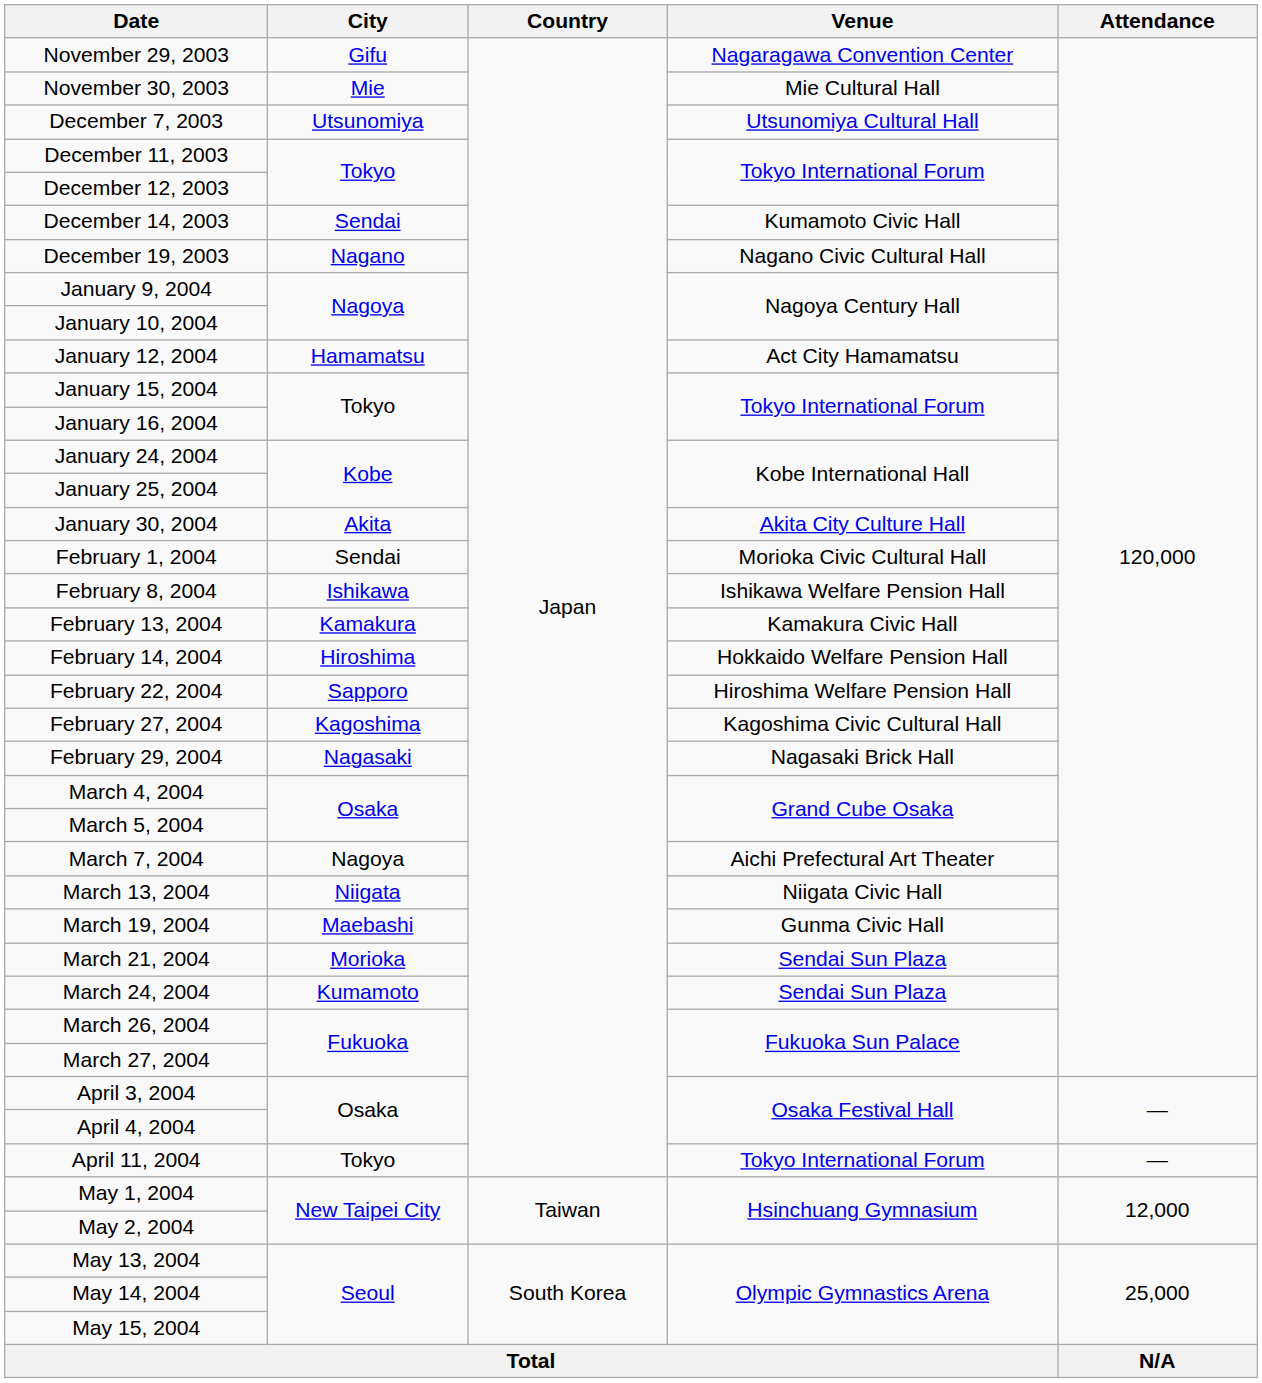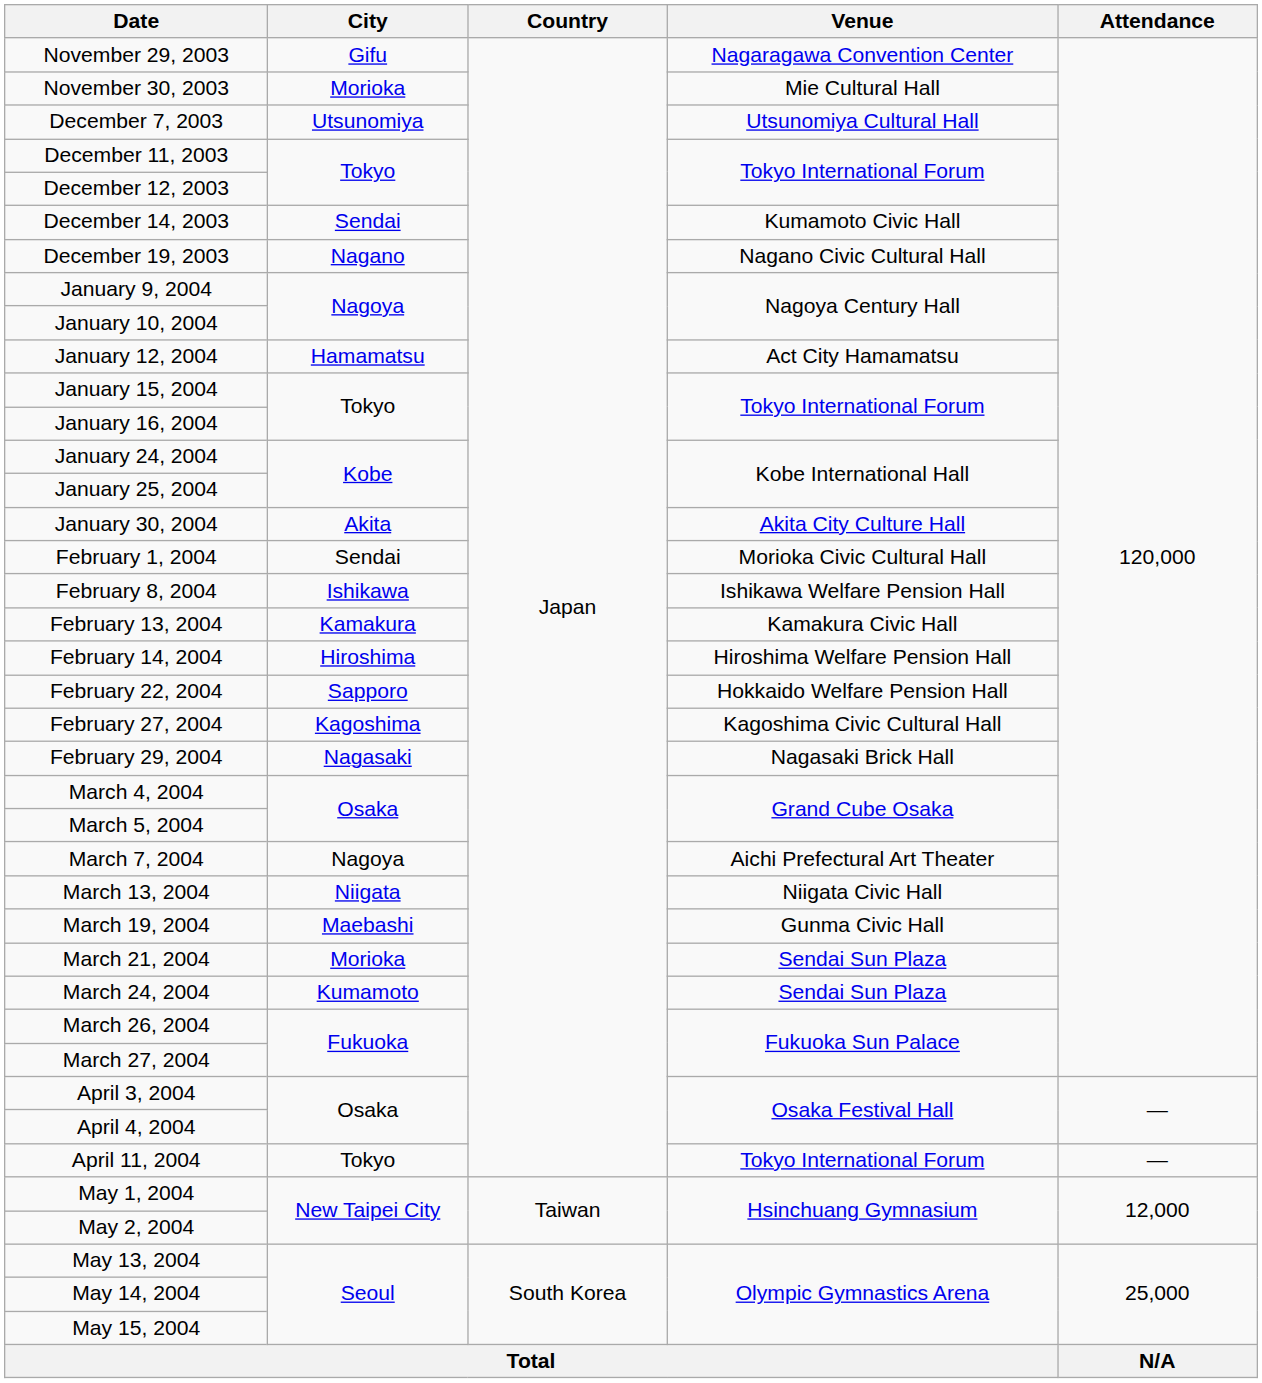(368, 88) Mie -> (368, 88) Morioka
(862, 657) Hokkaido Welfare Pension Hall -> (862, 657) Hiroshima Welfare Pension Hall
(862, 691) Hiroshima Welfare Pension Hall -> (862, 691) Hokkaido Welfare Pension Hall
